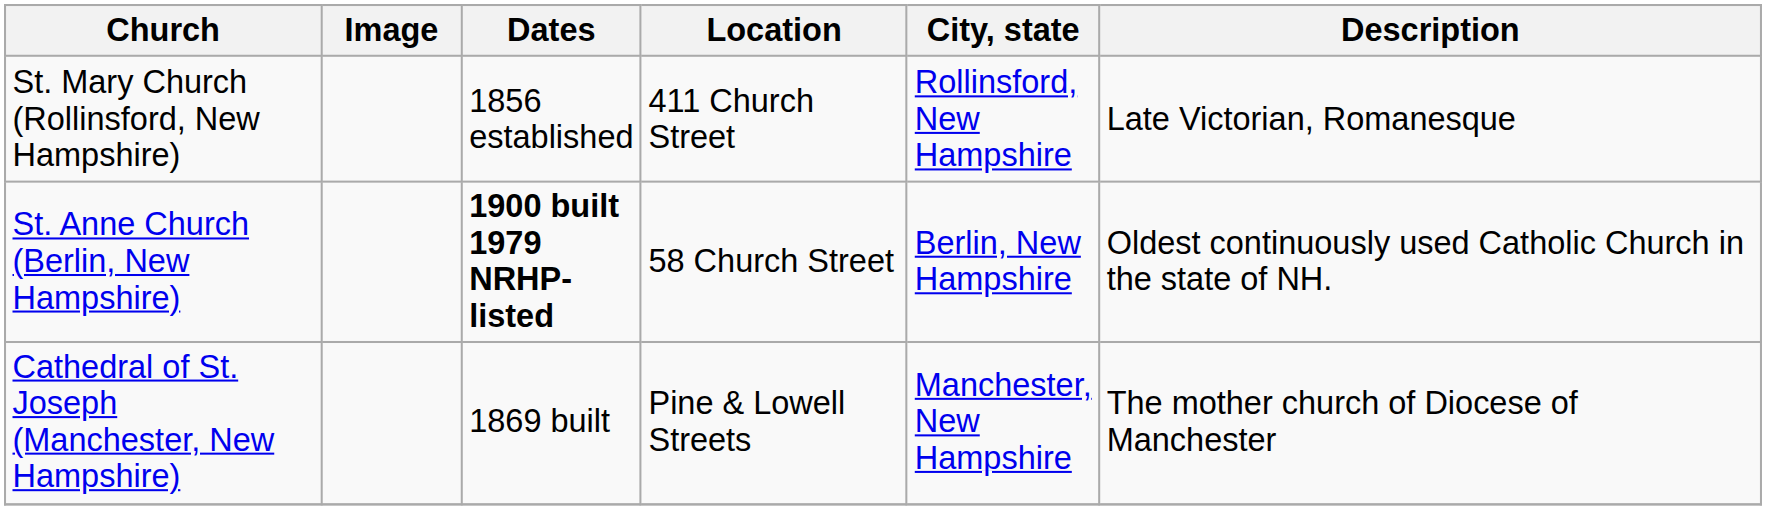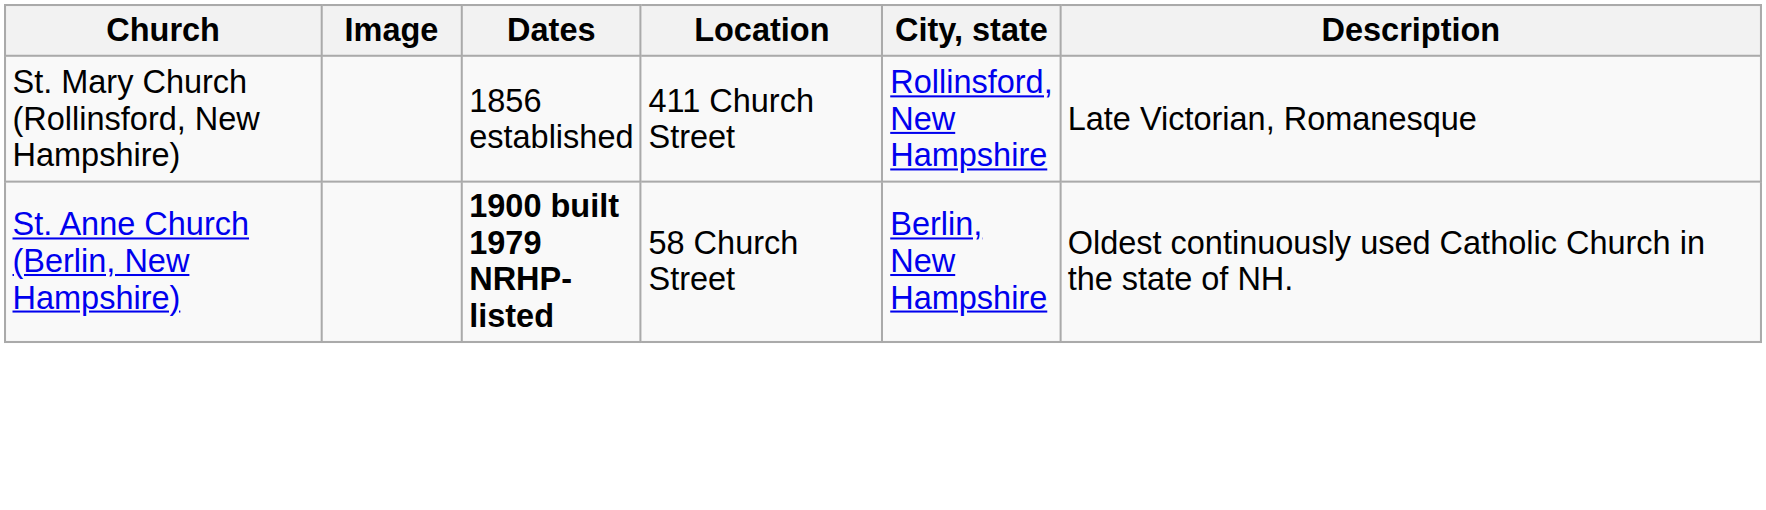- row: (143, 422)
